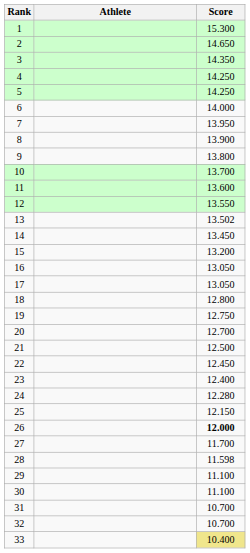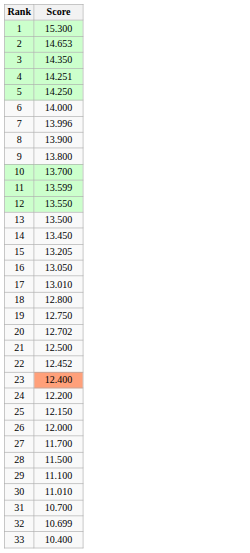- column: (115, 12)
(221, 44) 14.650 -> (59, 44) 14.653
(221, 76) 14.250 -> (59, 76) 14.251
(221, 124) 13.950 -> (59, 124) 13.996
(221, 188) 13.600 -> (59, 188) 13.599
(221, 220) 13.502 -> (59, 220) 13.500
(221, 252) 13.200 -> (59, 252) 13.205
(221, 284) 13.050 -> (59, 284) 13.010
(221, 332) 12.700 -> (59, 332) 12.702
(221, 364) 12.450 -> (59, 364) 12.452
(221, 380) no background -> (59, 380) lightsalmon background
(221, 396) 12.280 -> (59, 396) 12.200
(221, 428) bold -> (59, 428) normal
(221, 460) 11.598 -> (59, 460) 11.500
(221, 492) 11.100 -> (59, 492) 11.010
(221, 524) 10.700 -> (59, 524) 10.699
(221, 540) khaki background -> (59, 540) no background
